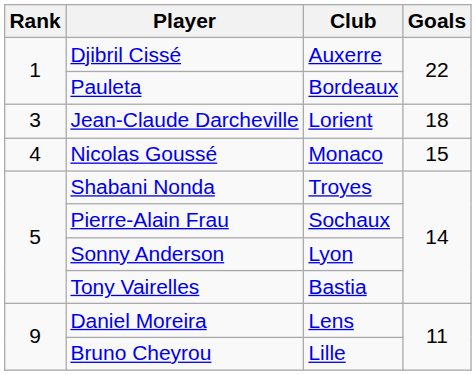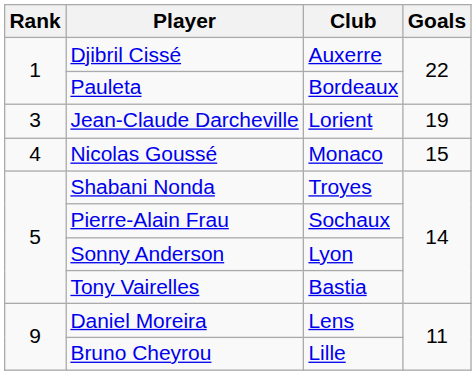(437, 120) 18 -> (437, 120) 19
